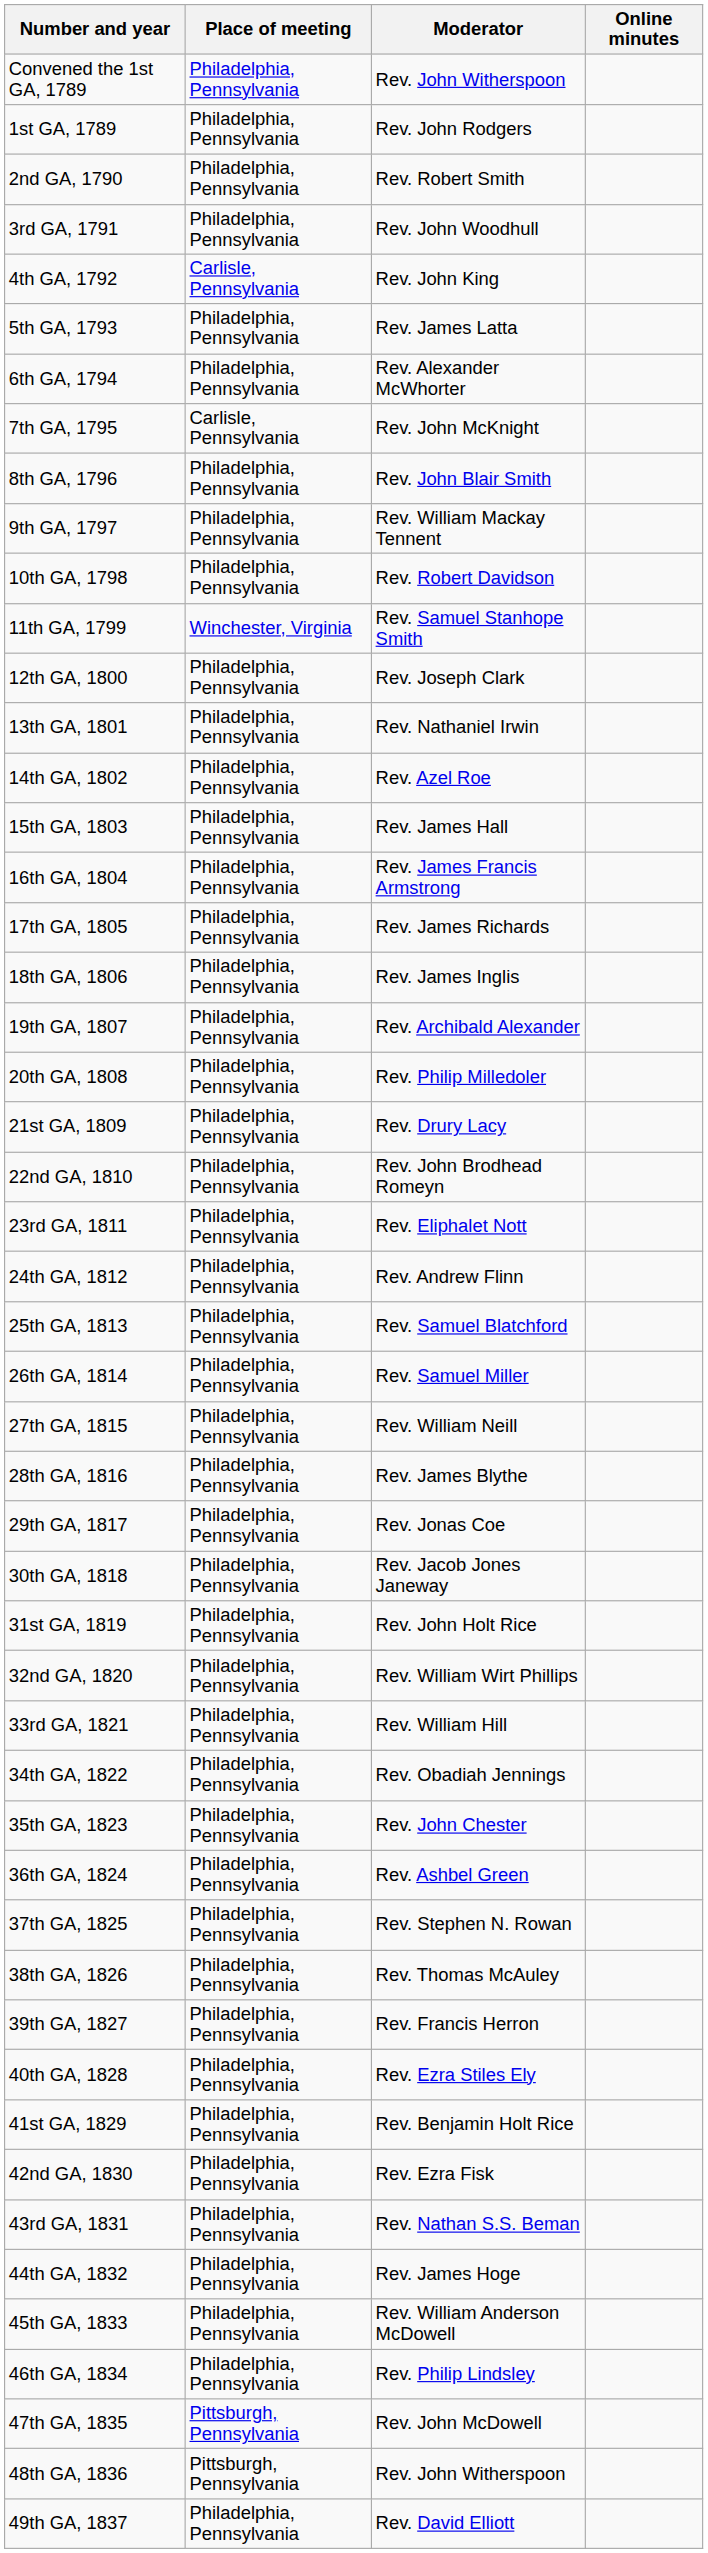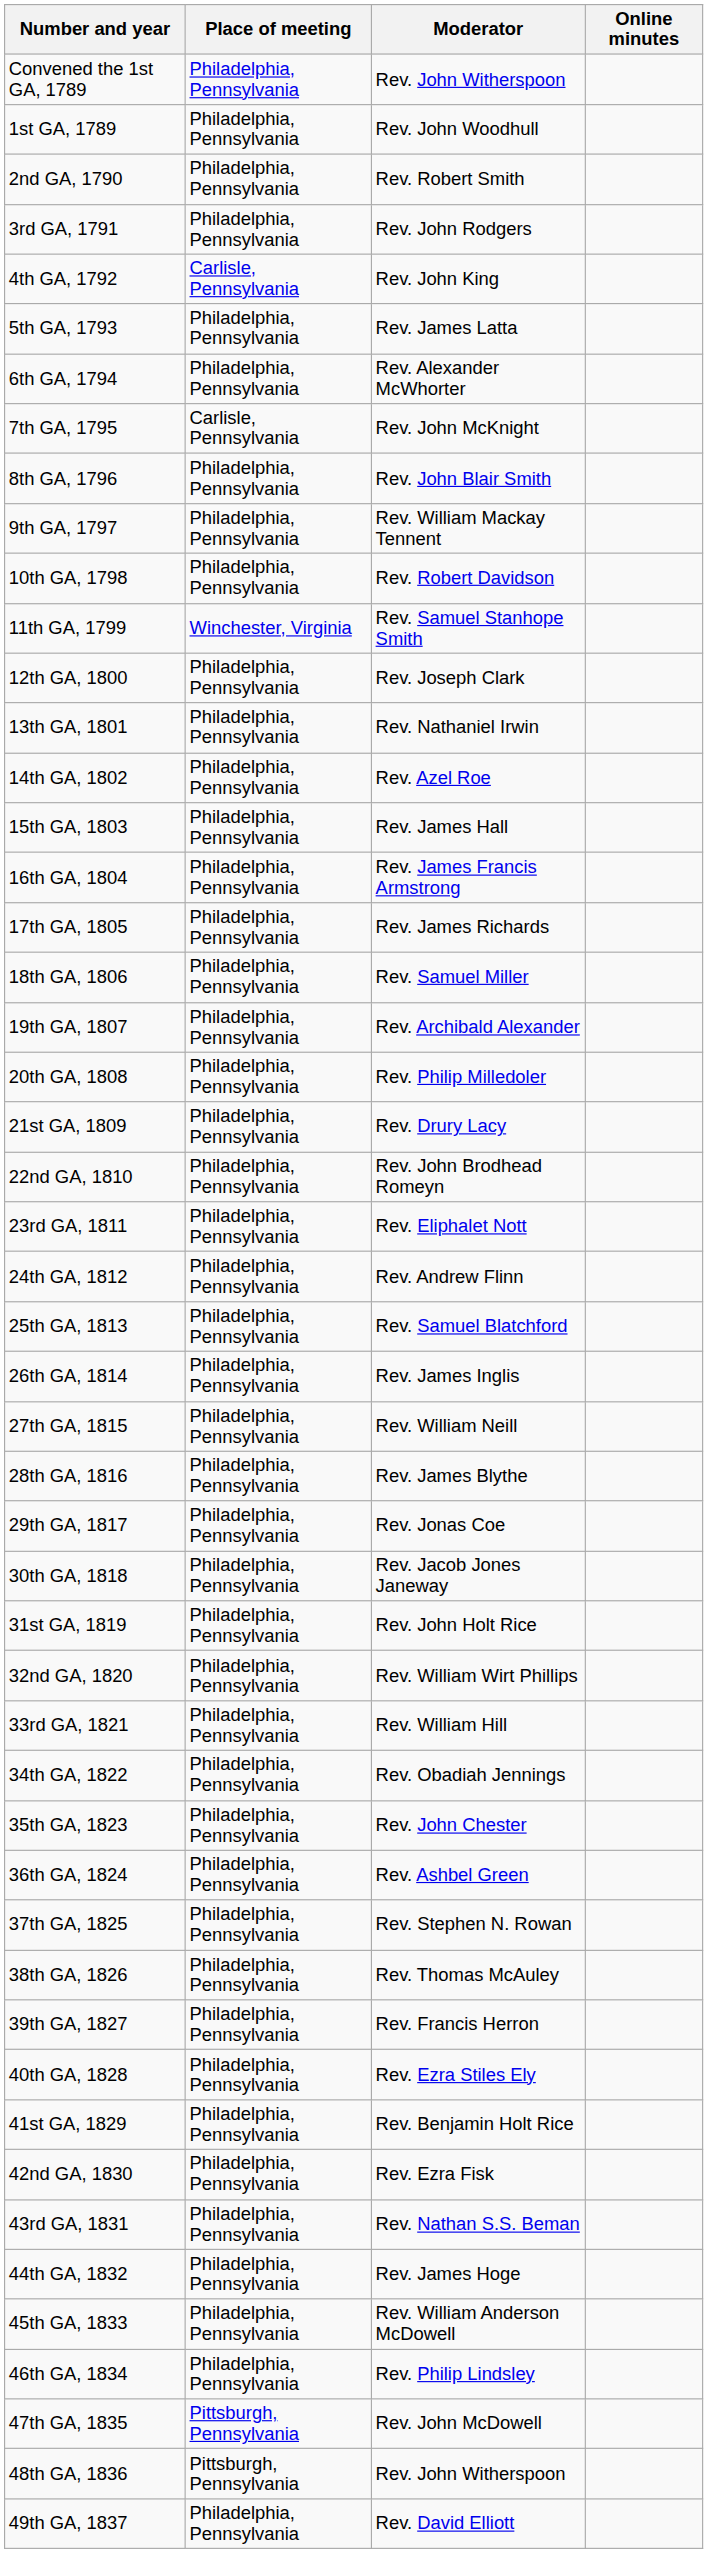(454, 129) Rev. John Rodgers -> (457, 129) Rev. John Woodhull
(457, 228) Rev. John Woodhull -> (454, 228) Rev. John Rodgers
(448, 977) Rev. James Inglis -> (452, 977) Rev. Samuel Miller
(452, 1376) Rev. Samuel Miller -> (448, 1376) Rev. James Inglis
